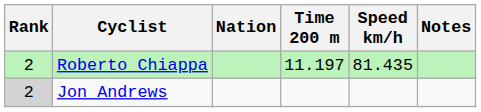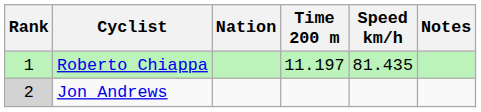(29, 65) 2 -> (29, 65) 1
